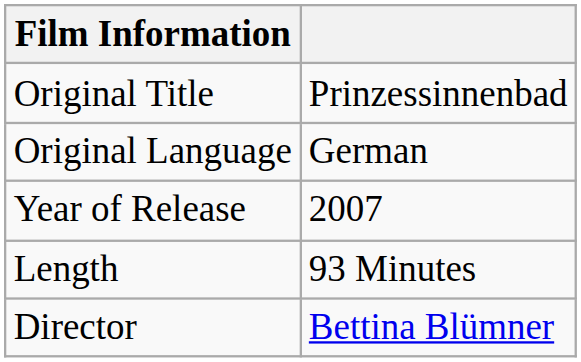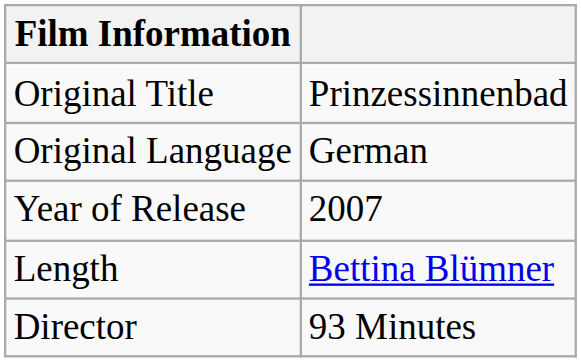(393, 268) 93 Minutes -> (432, 268) Bettina Blümner
(432, 326) Bettina Blümner -> (393, 326) 93 Minutes
